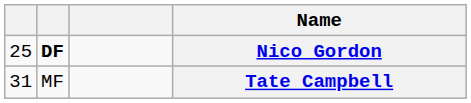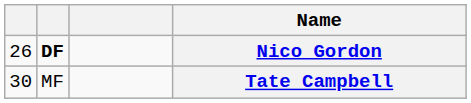(21, 51) 25 -> (21, 51) 26
(21, 82) 31 -> (21, 82) 30
